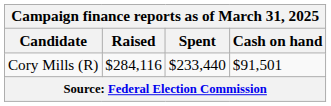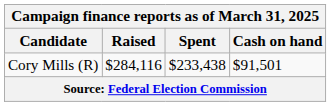(197, 64) $233,440 -> (197, 64) $233,438
